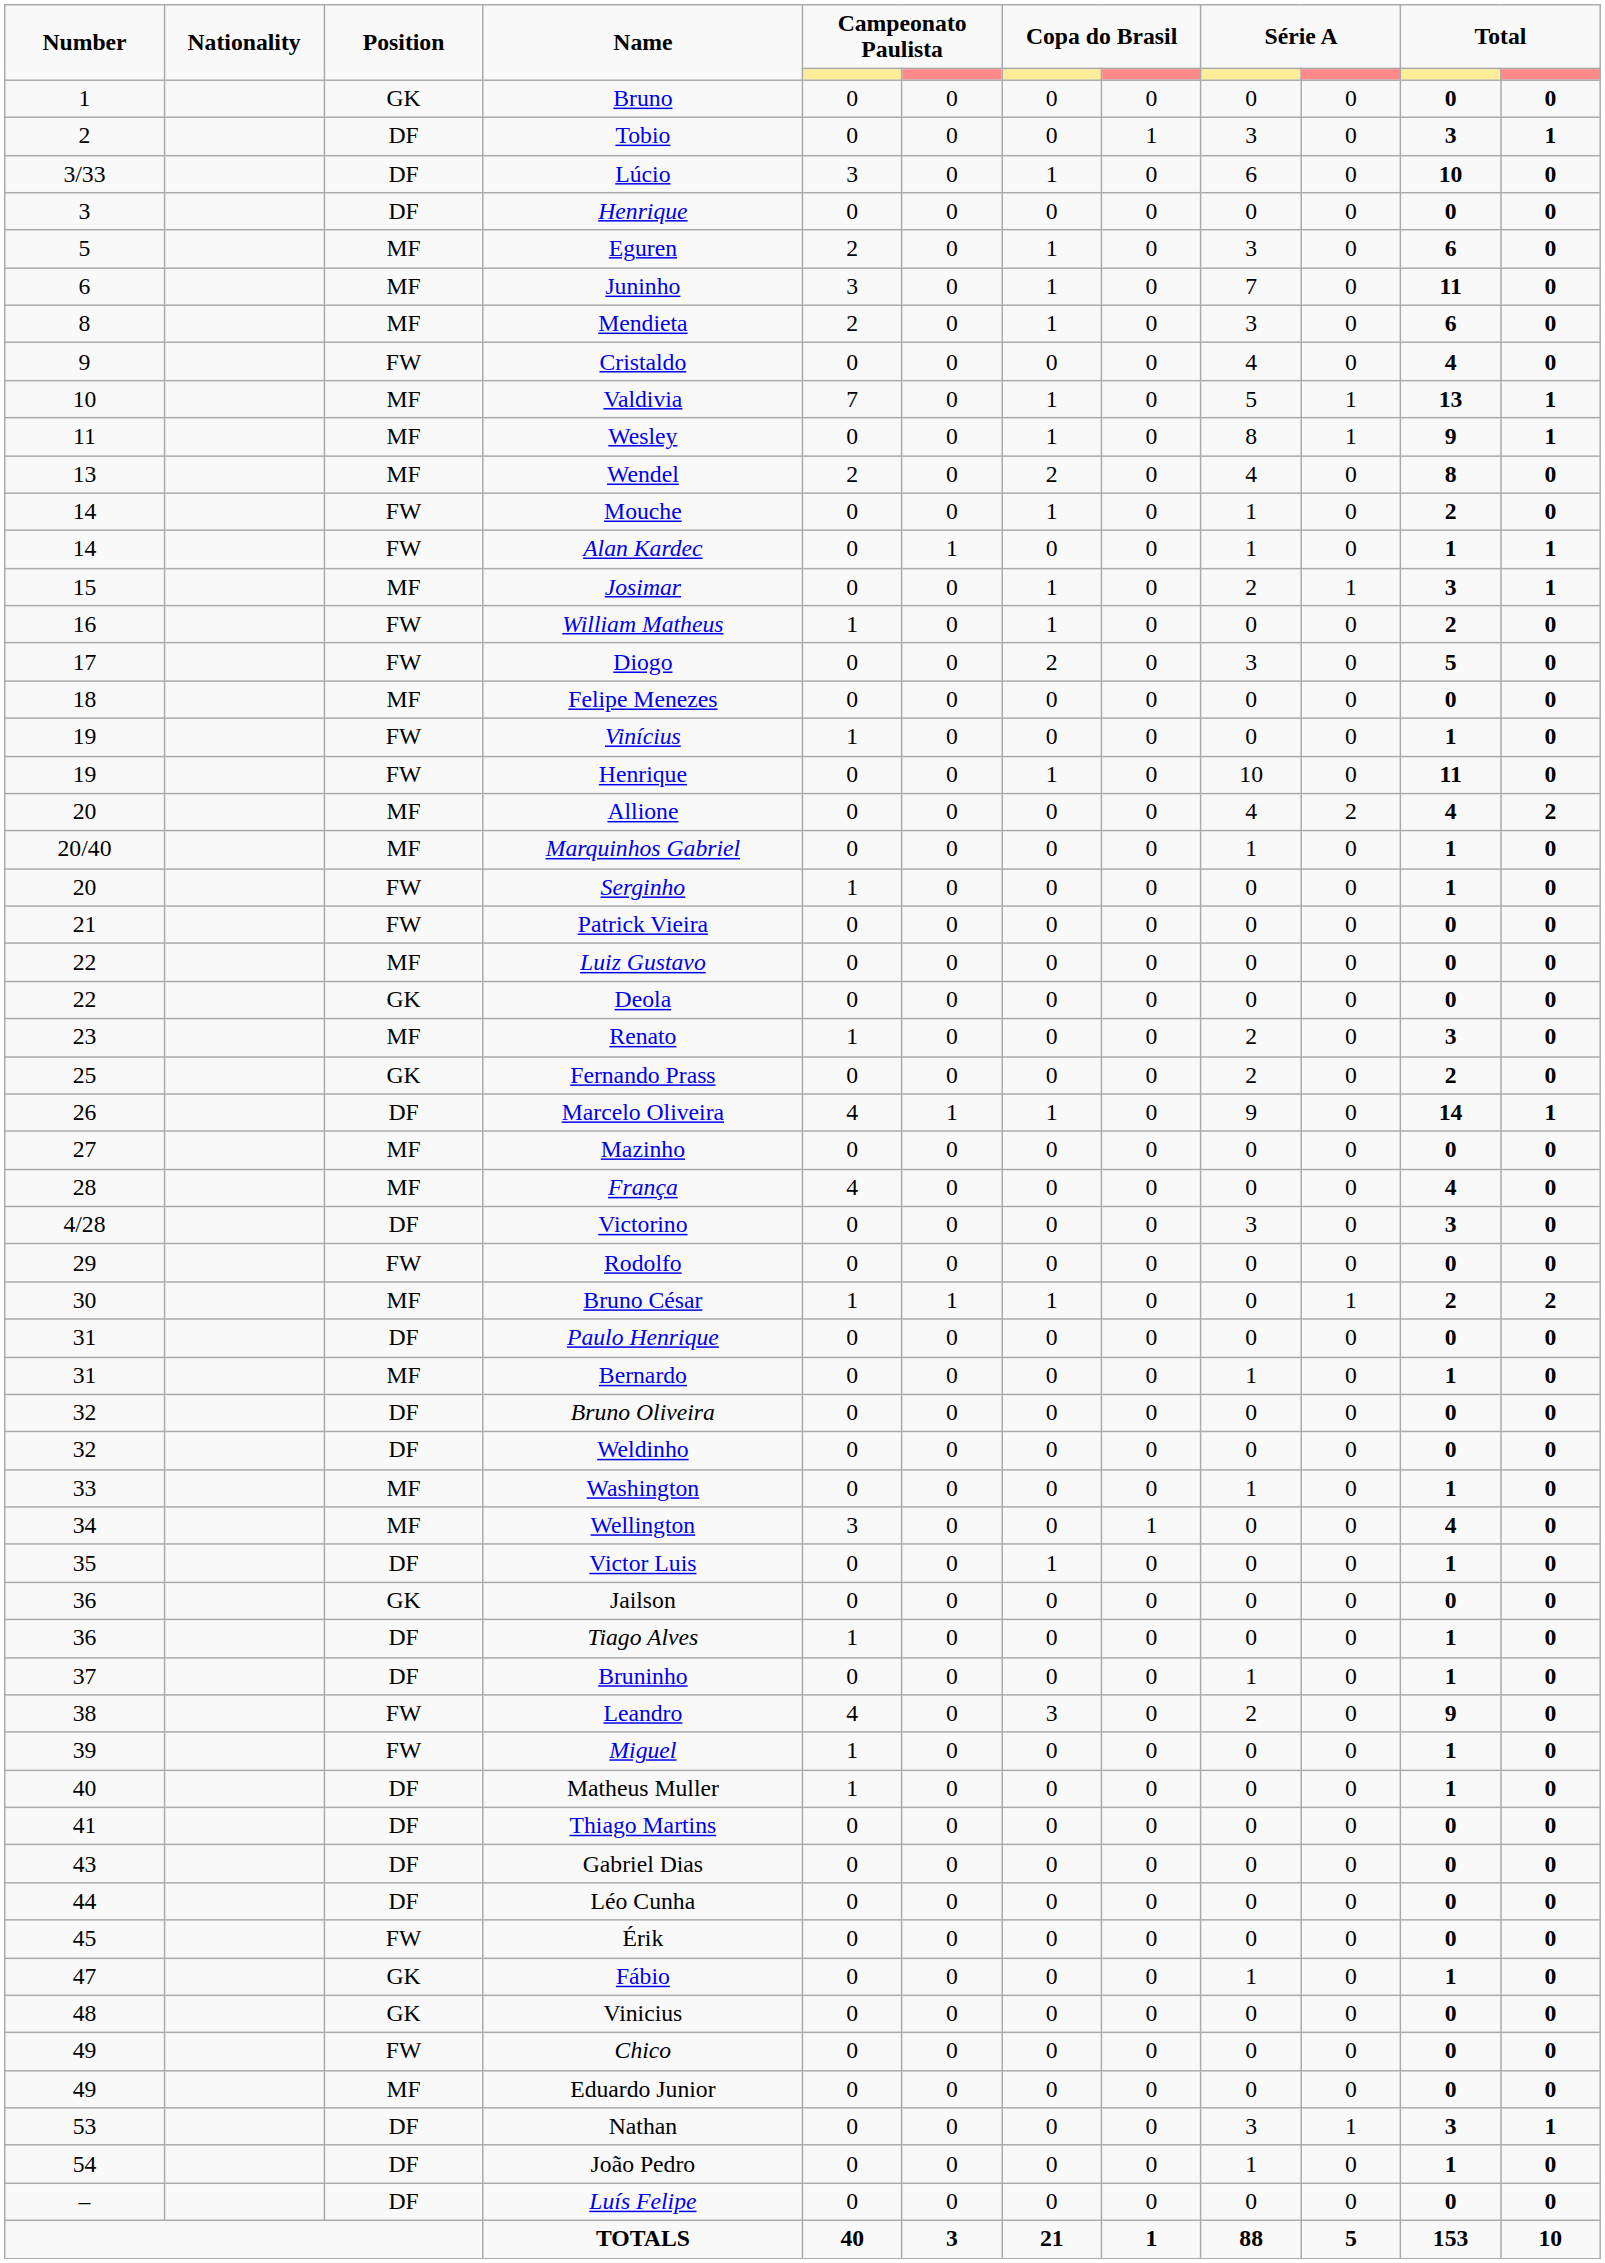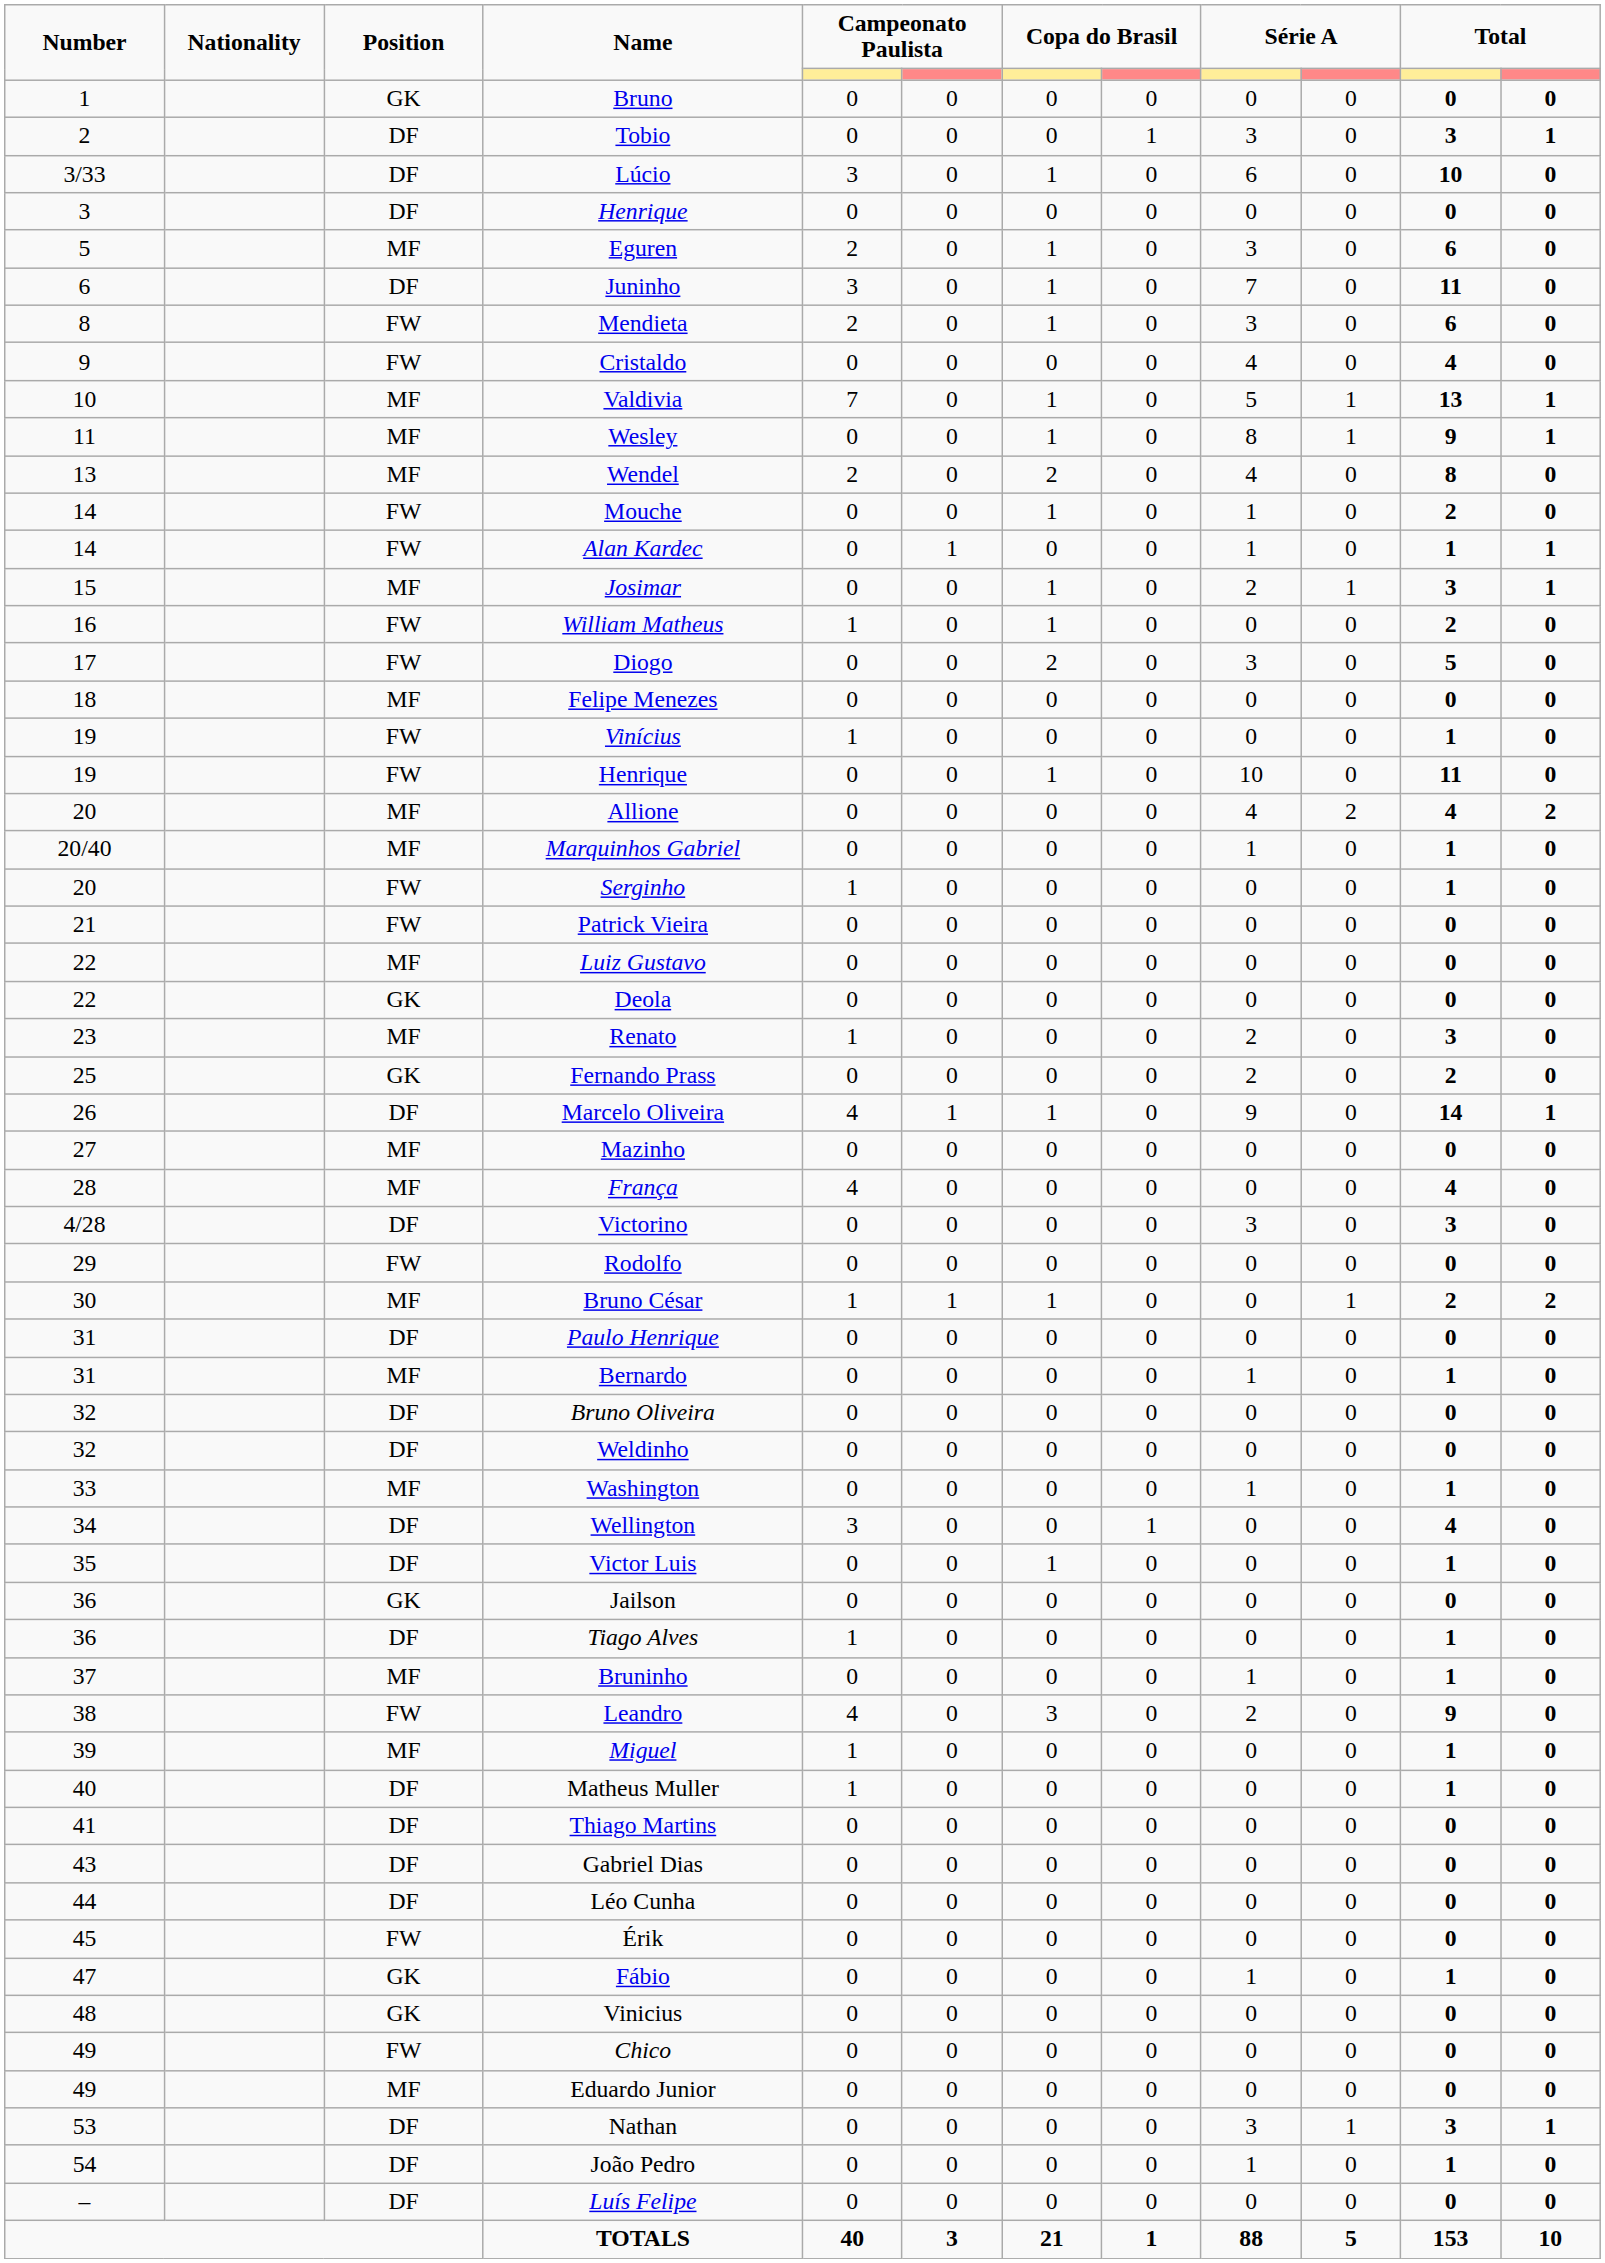(404, 286) MF -> (404, 286) DF
(404, 323) MF -> (404, 323) FW
(404, 1525) MF -> (404, 1525) DF
(404, 1675) DF -> (404, 1675) MF
(404, 1750) FW -> (404, 1750) MF
